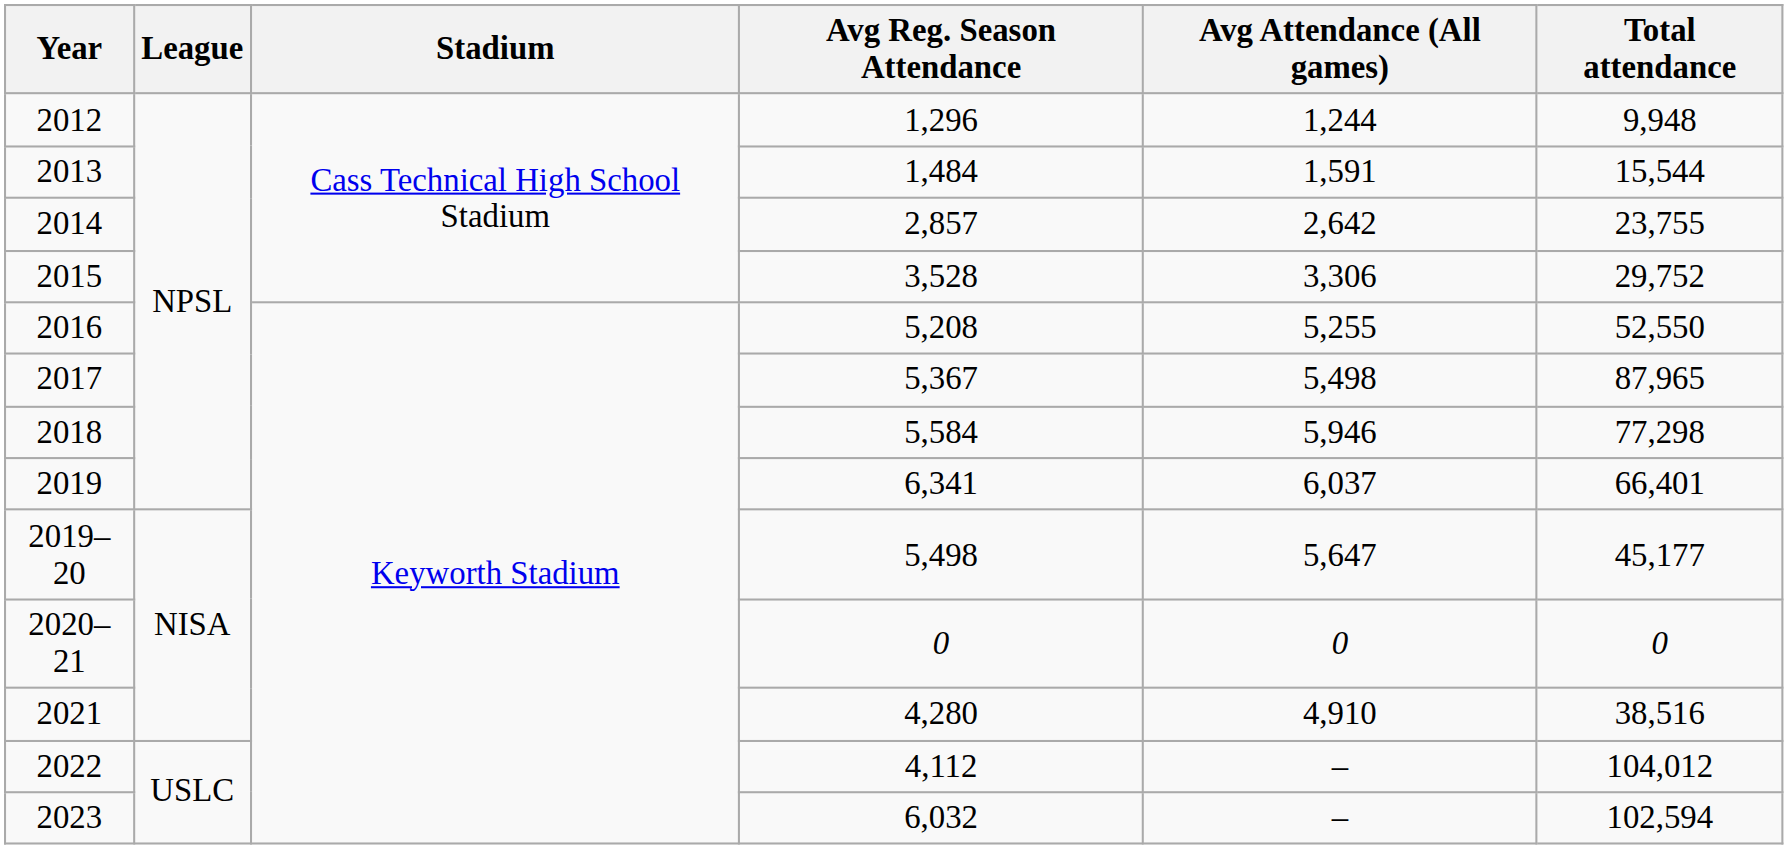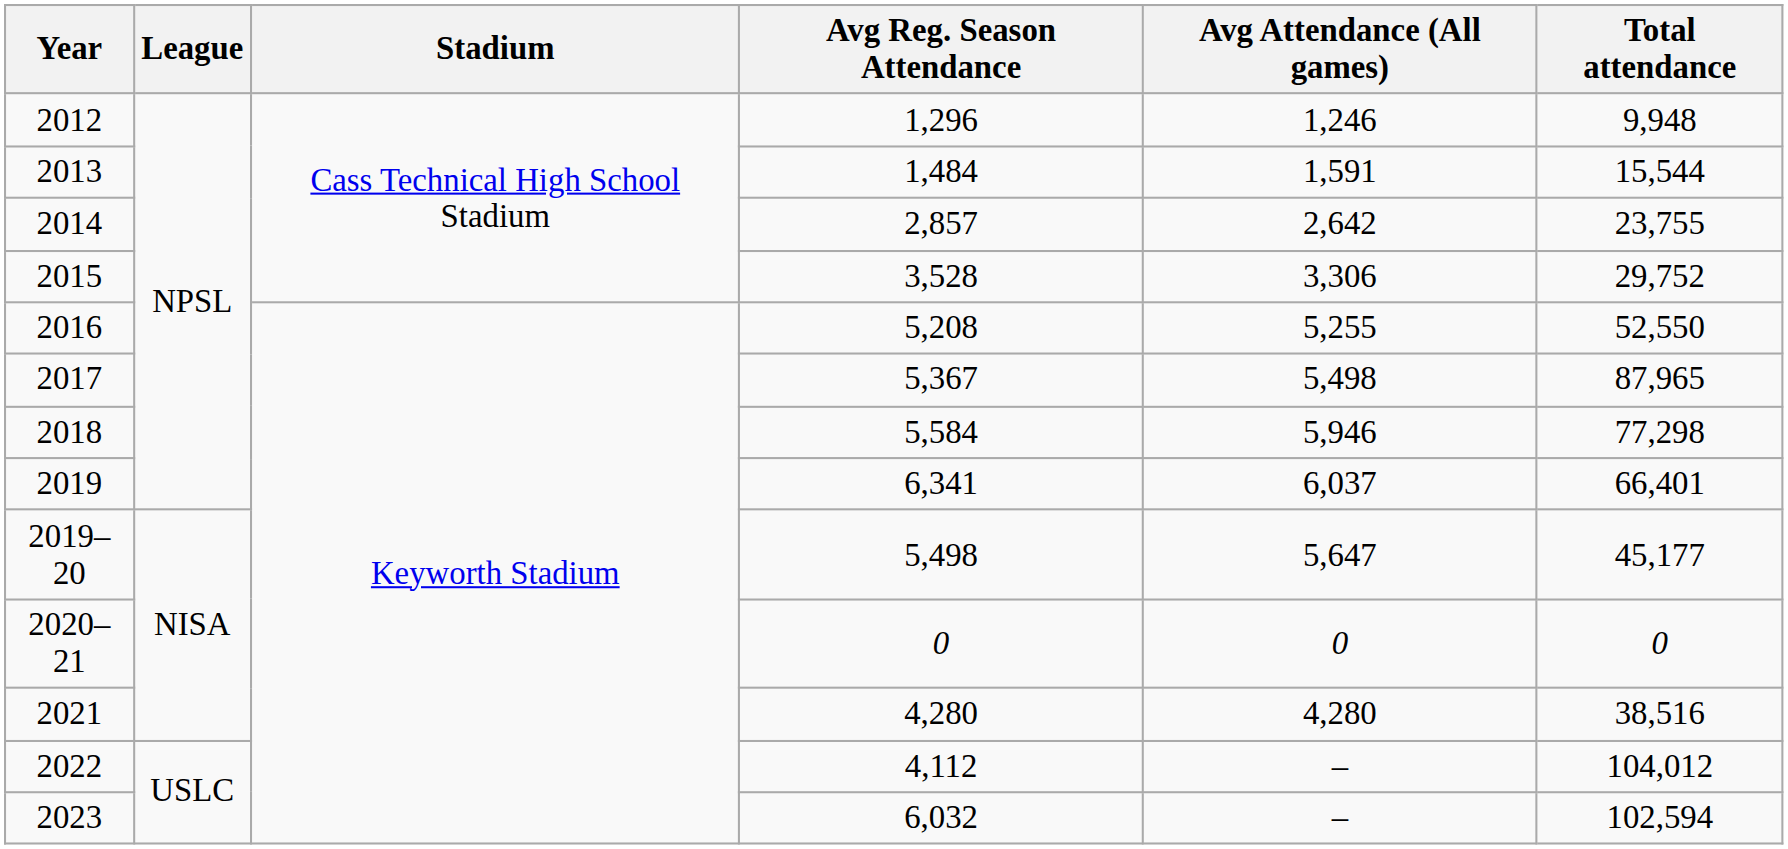(1340, 119) 1,244 -> (1340, 119) 1,246
(1340, 713) 4,910 -> (1340, 713) 4,280
